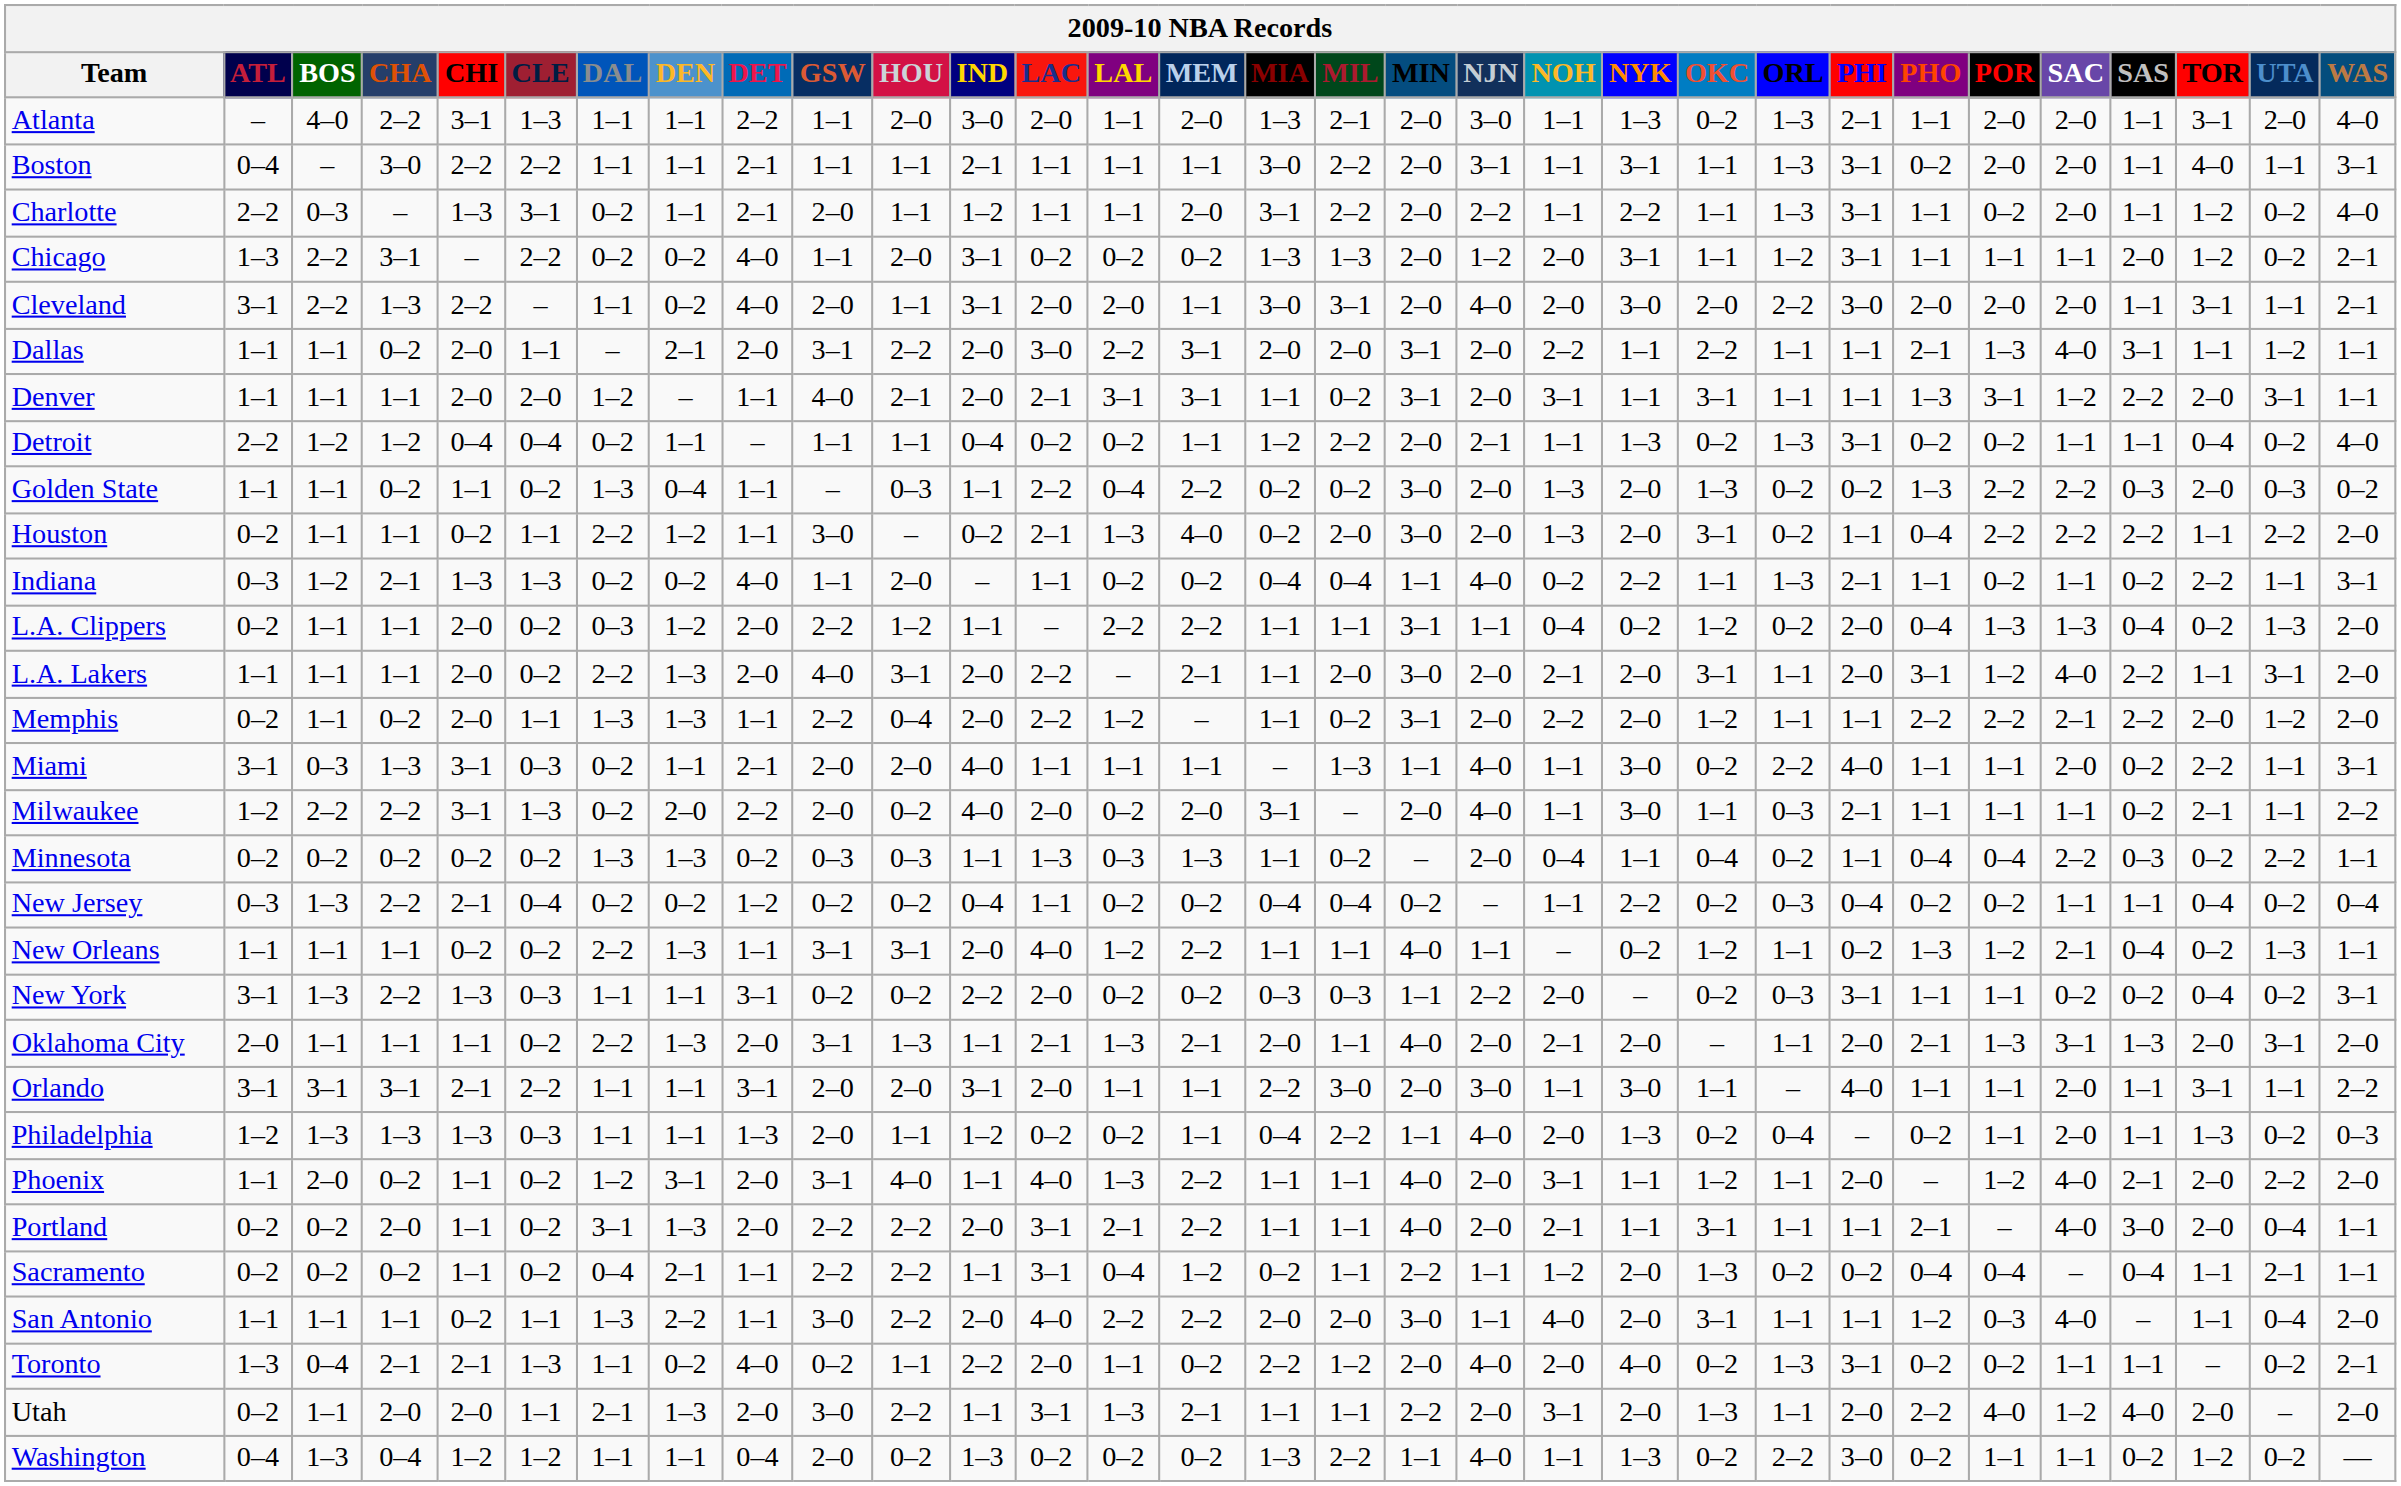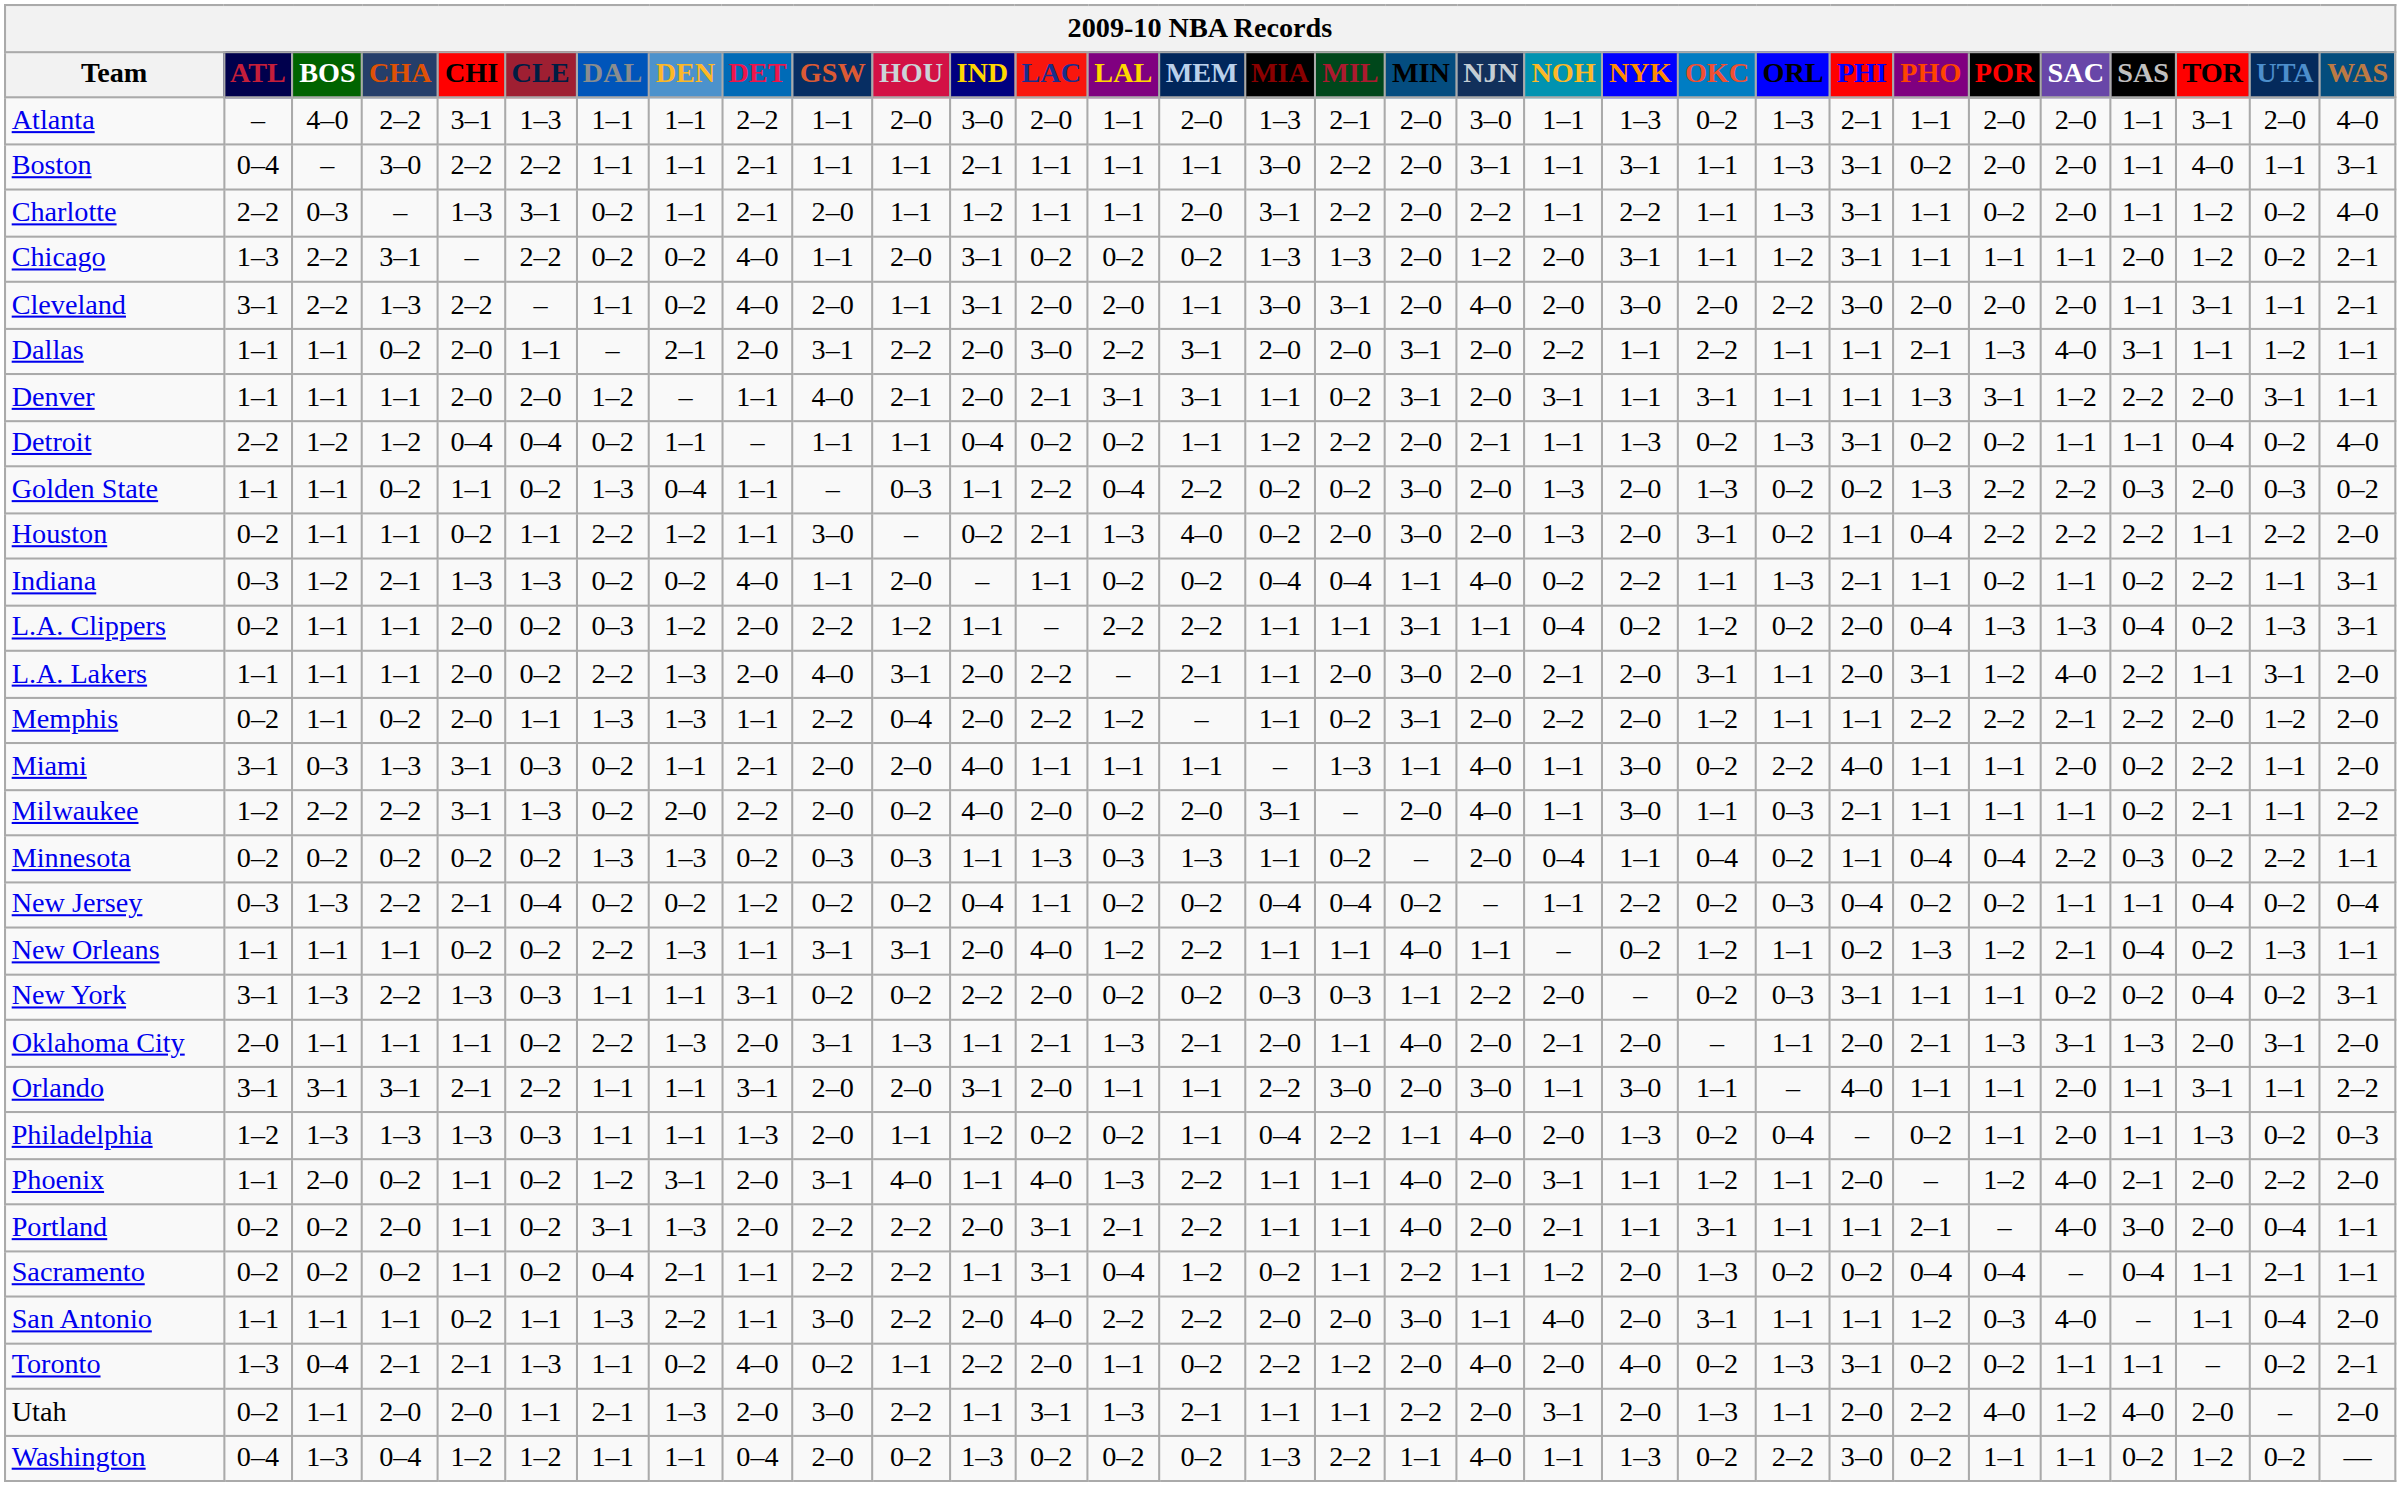(2358, 626) 2–0 -> (2358, 626) 3–1
(2358, 765) 3–1 -> (2358, 765) 2–0
